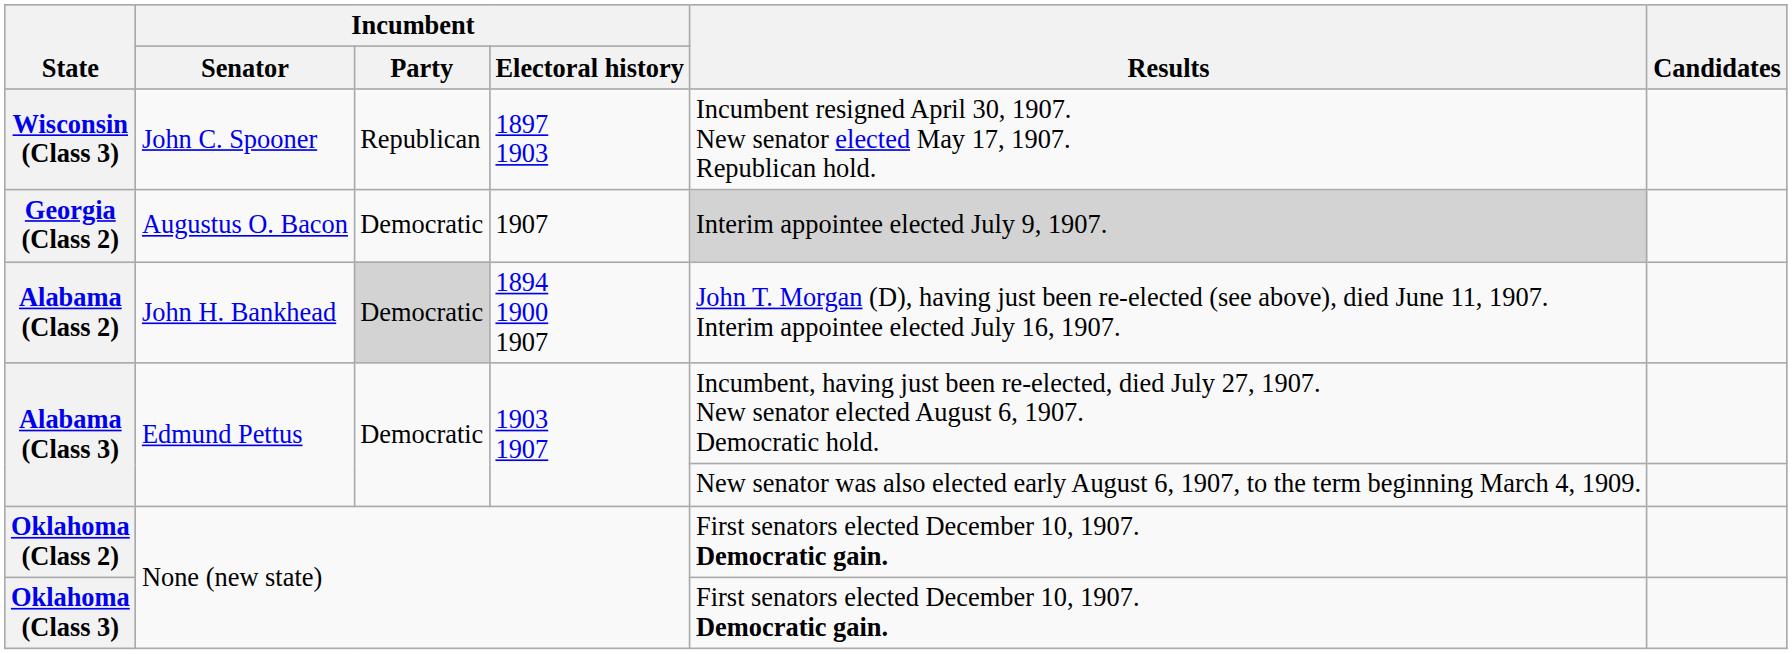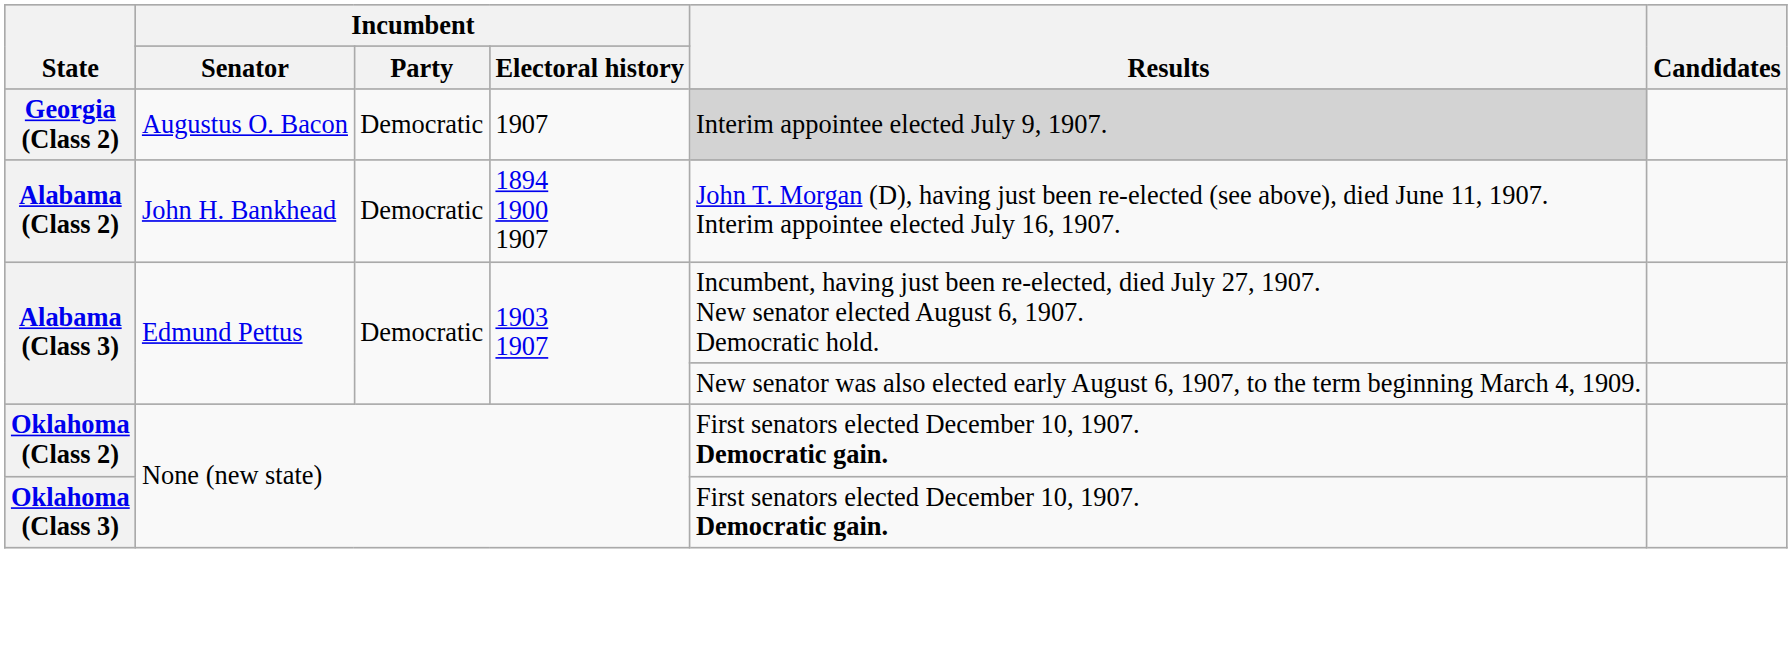- row: (70, 138)
(422, 311) lightgrey background -> (422, 210) no background
